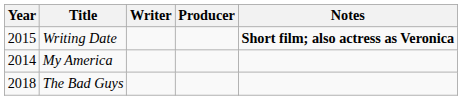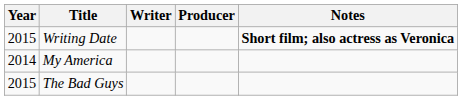(22, 83) 2018 -> (22, 83) 2015
